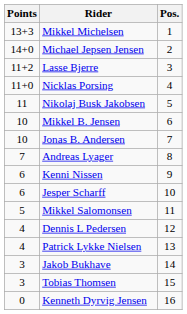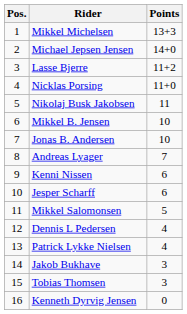columns swapped: (170, 13) <-> (22, 13)
